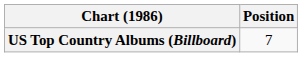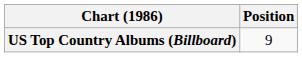(269, 39) 7 -> (269, 39) 9
